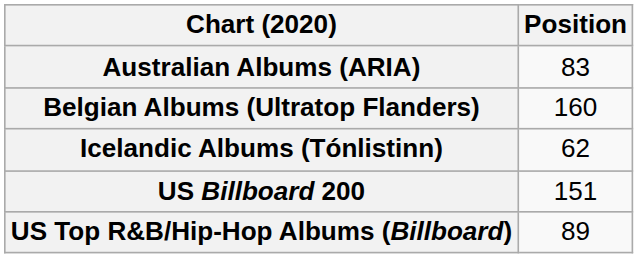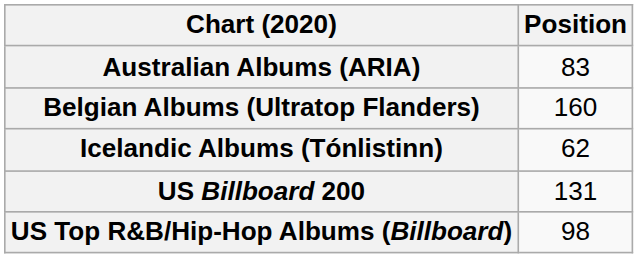(576, 190) 151 -> (576, 190) 131
(576, 231) 89 -> (576, 231) 98
